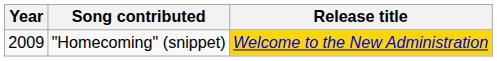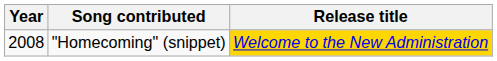(26, 42) 2009 -> (26, 42) 2008
